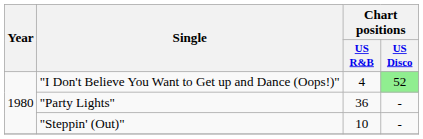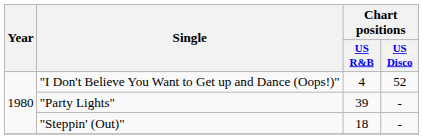(400, 81) lightgreen background -> (400, 81) no background
(362, 102) 36 -> (362, 102) 39
(362, 123) 10 -> (362, 123) 18
